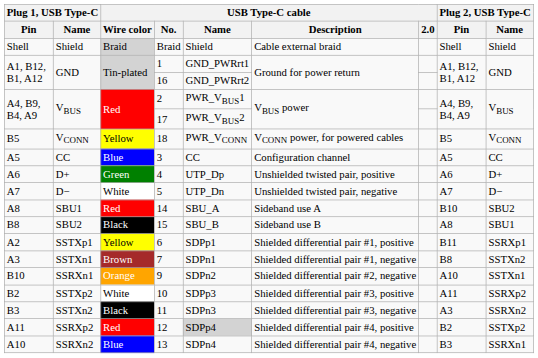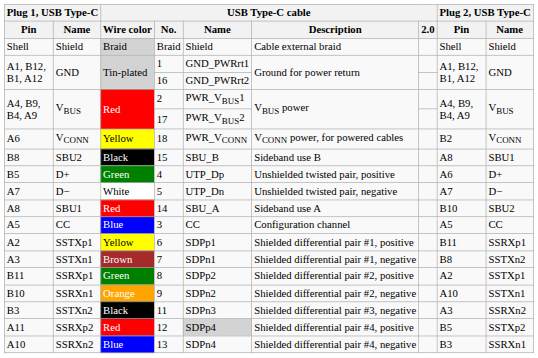(13, 139) B5 -> (13, 139) A6
(446, 139) B5 -> (446, 139) B2
rows swapped: (159, 157) <-> (162, 225)
(13, 174) A6 -> (13, 174) B5
+ row: (159, 276)
- row: (162, 293)
(446, 327) B2 -> (446, 327) B5
